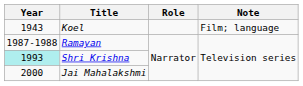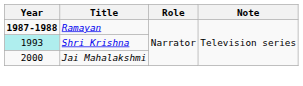- row: (73, 27)
(32, 42) normal -> (32, 27) bold
